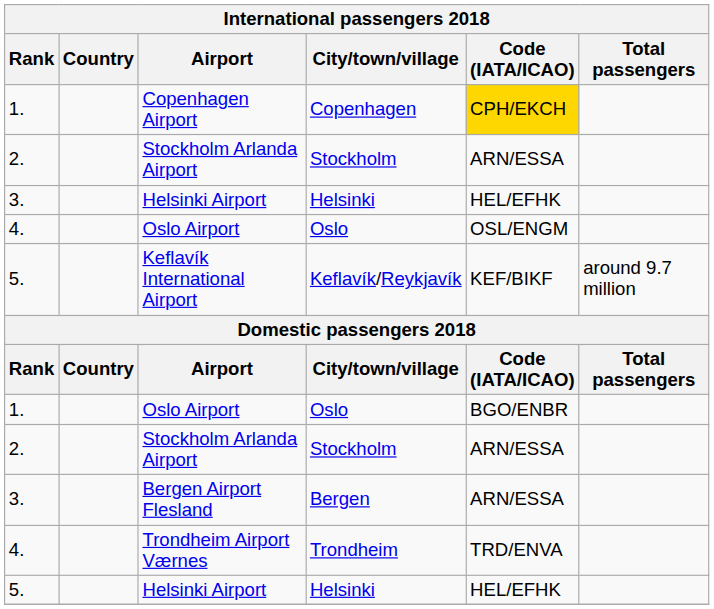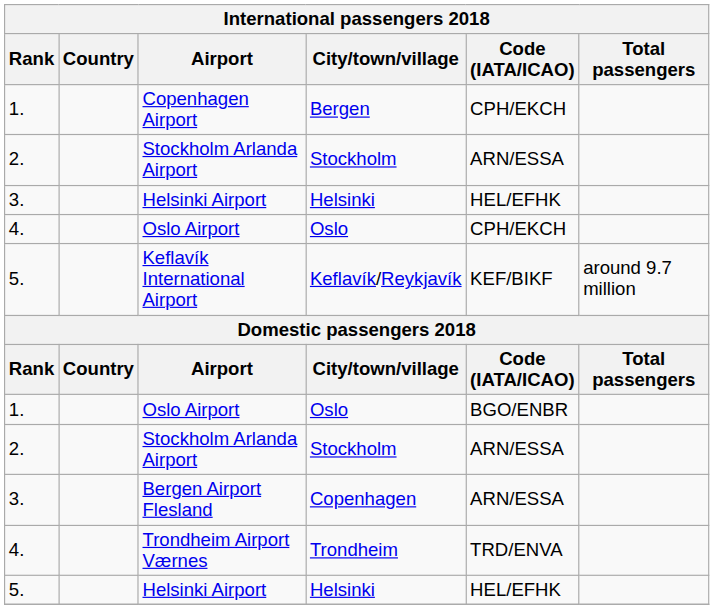(363, 109) Copenhagen -> (340, 109) Bergen
(518, 109) gold background -> (518, 109) no background
(519, 229) OSL/ENGM -> (518, 229) CPH/EKCH
(340, 499) Bergen -> (363, 499) Copenhagen
